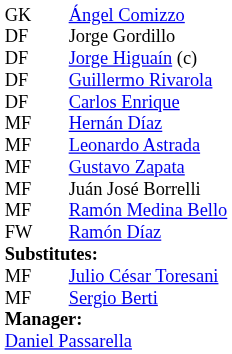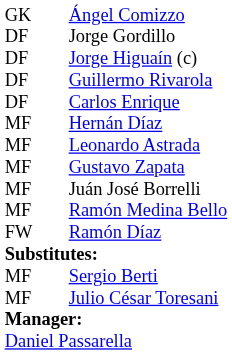rows swapped: (144, 275) <-> (113, 297)
